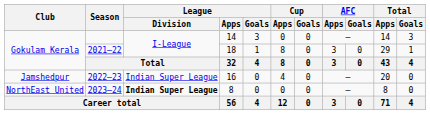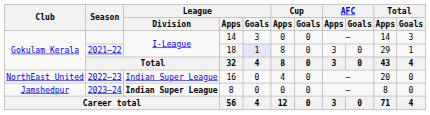(257, 50) no background -> (257, 50) lavender background
(45, 77) Jamshedpur -> (45, 77) NorthEast United
(45, 90) NorthEast United -> (45, 90) Jamshedpur
